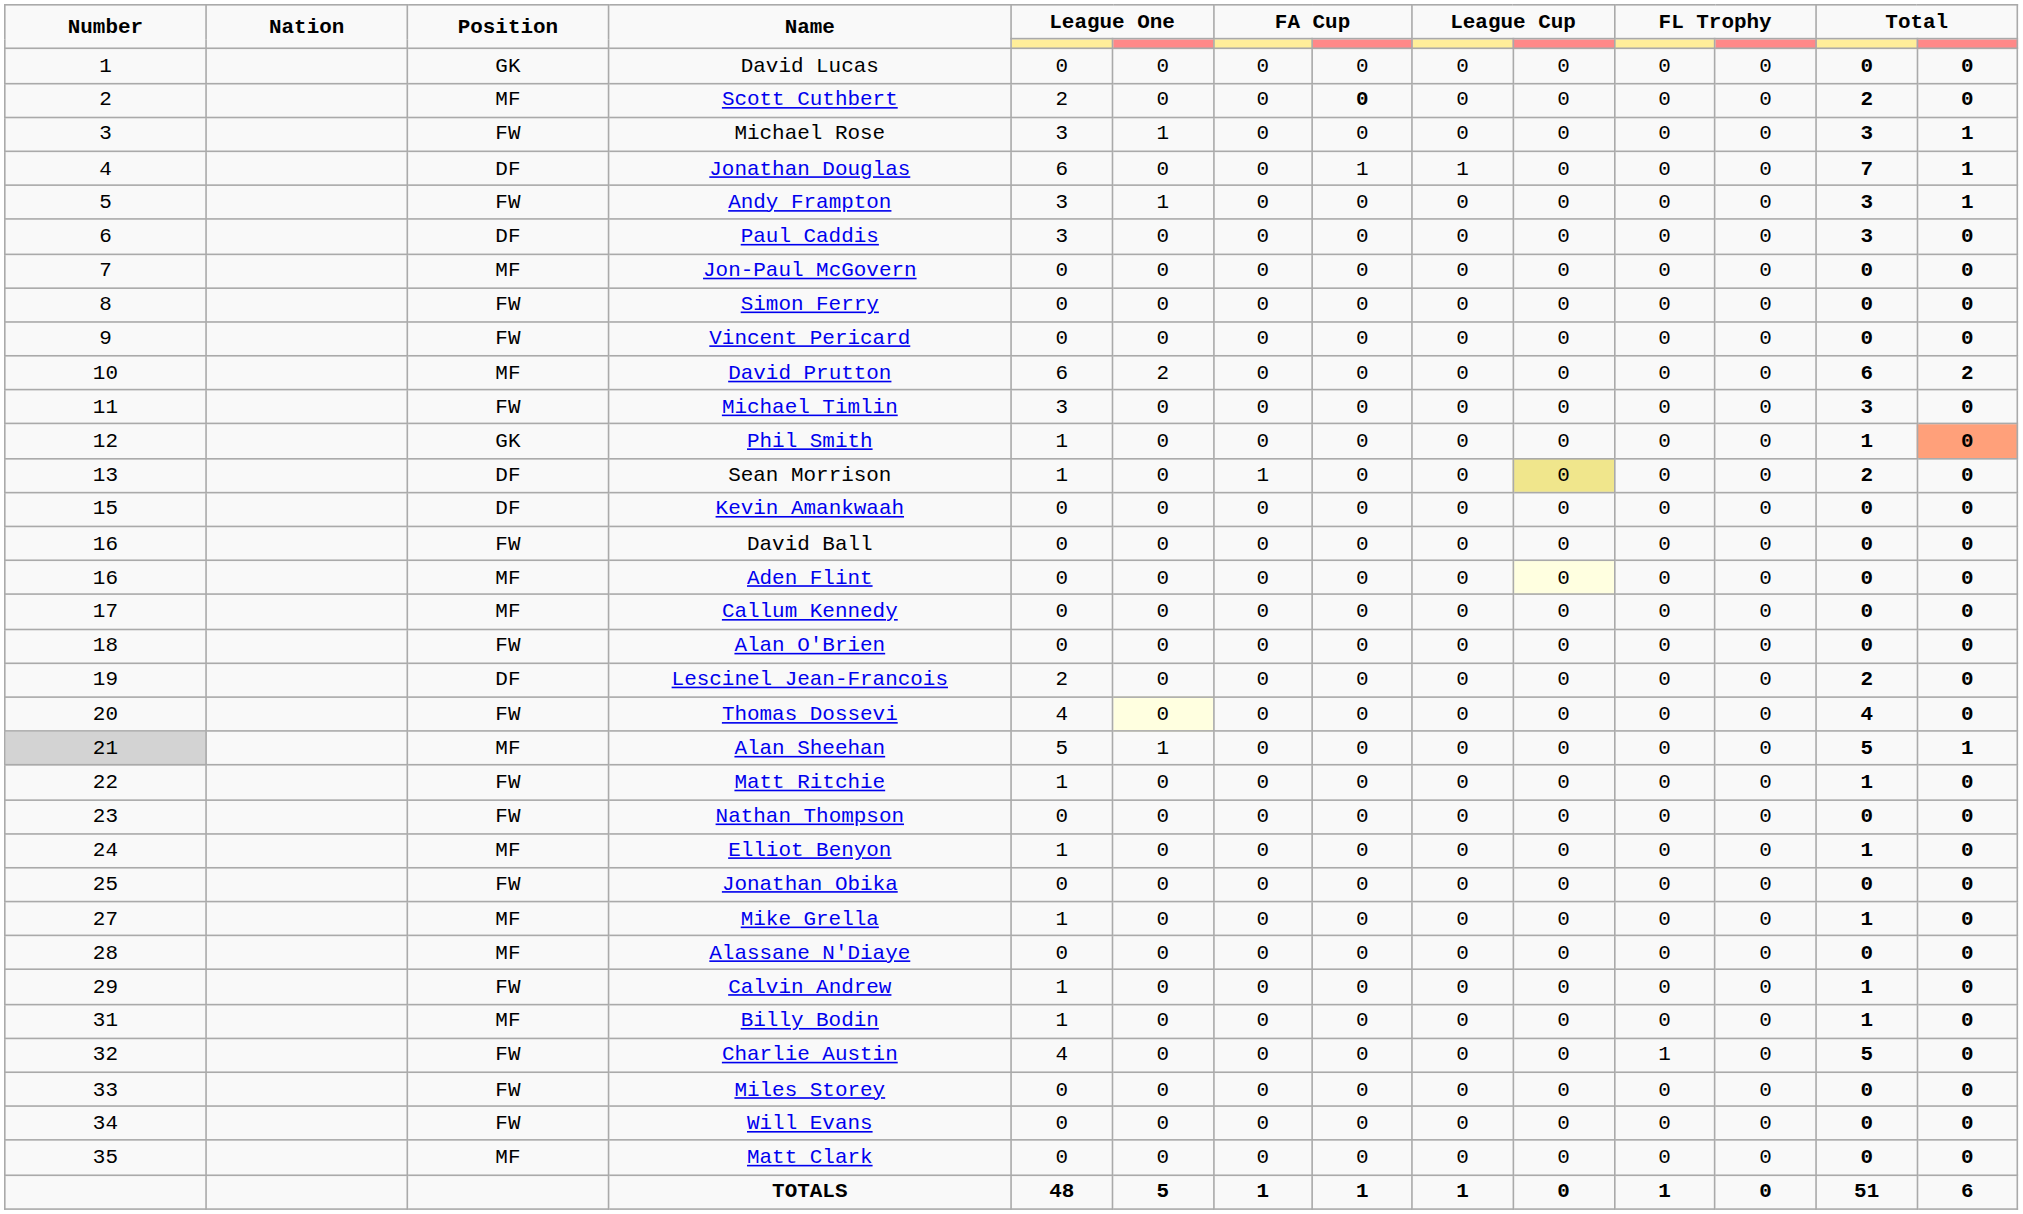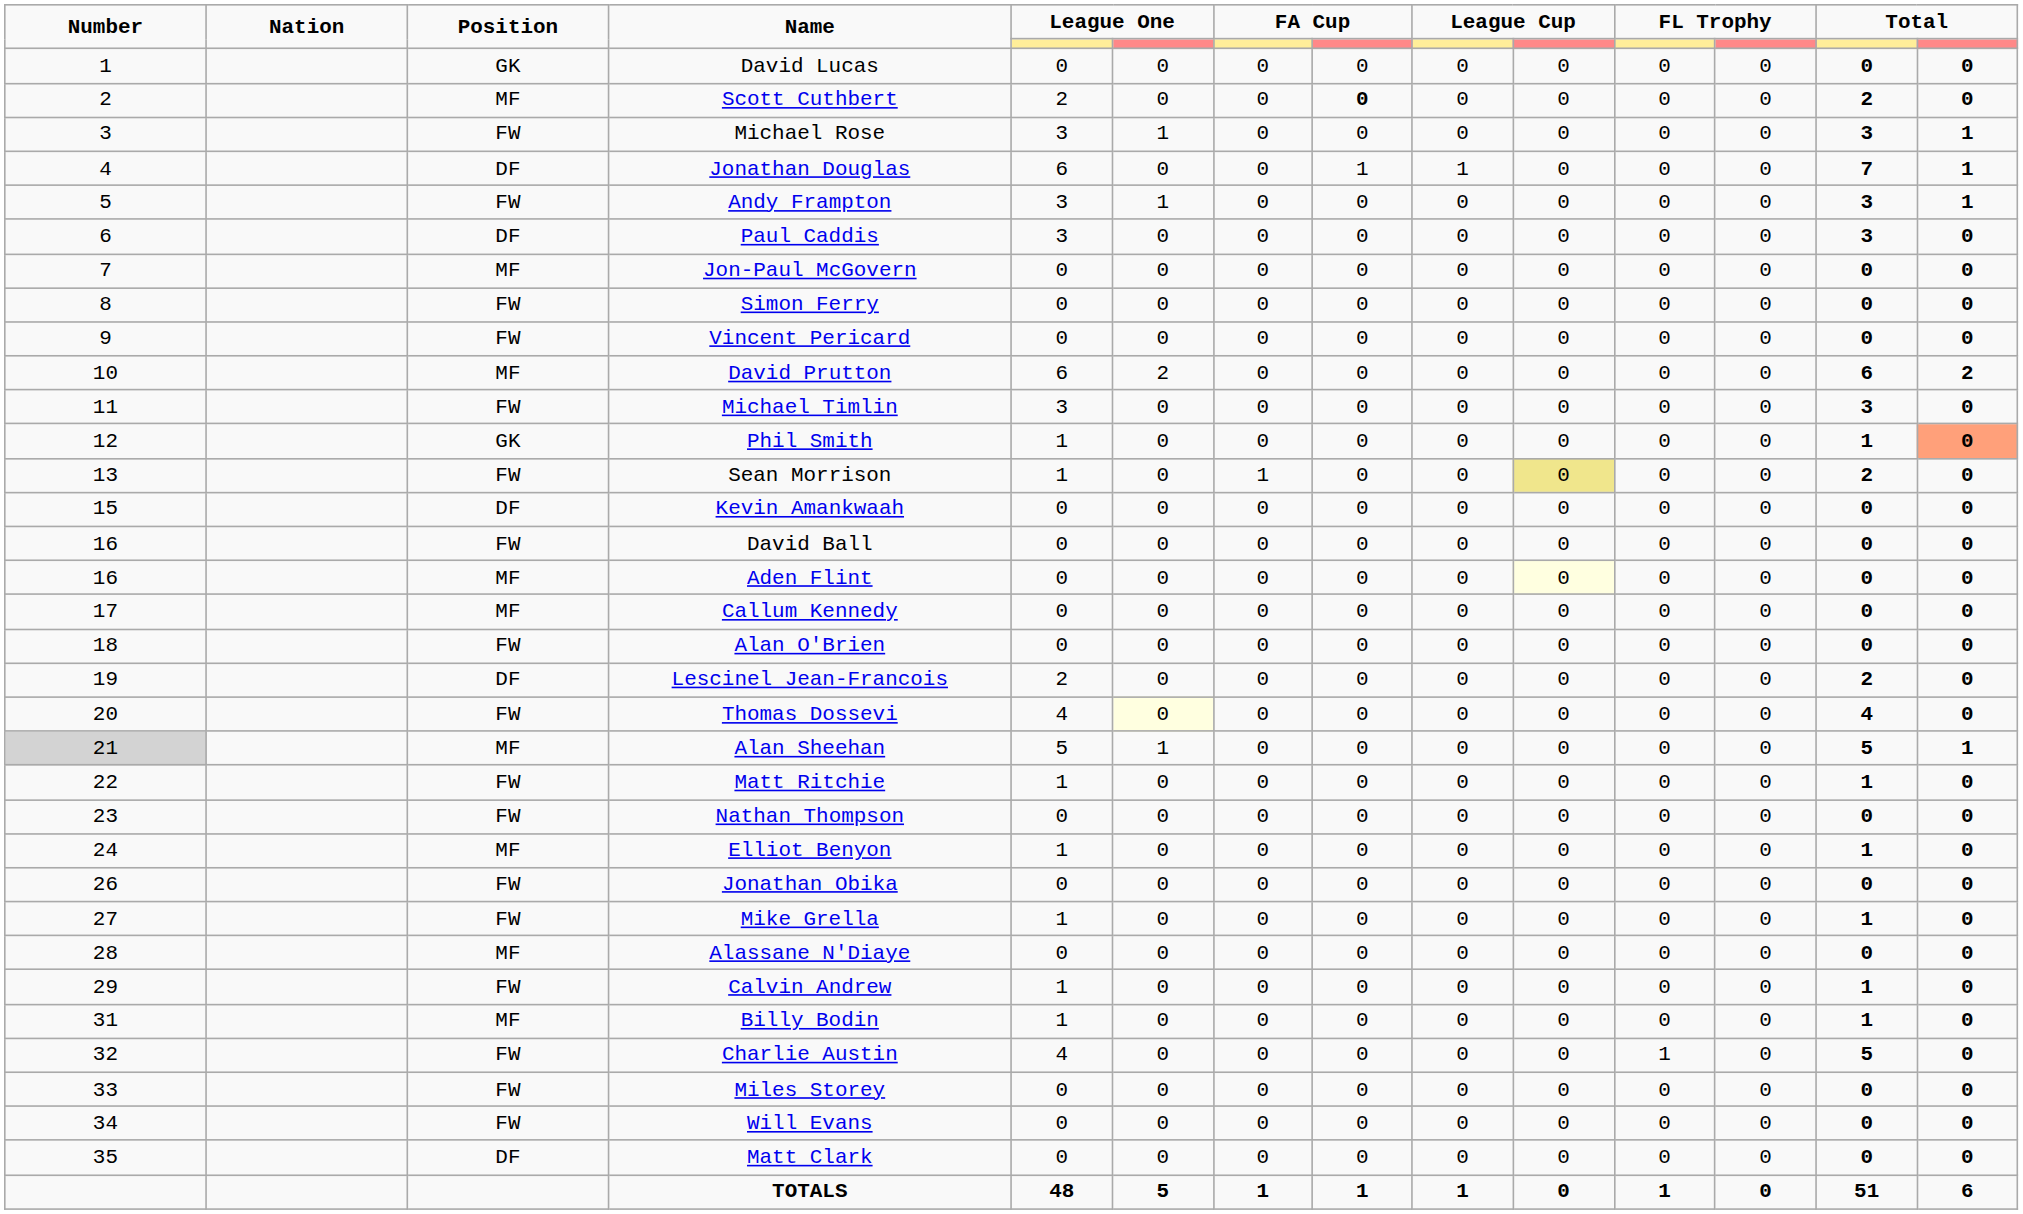(508, 475) DF -> (508, 475) FW
(105, 885) 25 -> (105, 885) 26
(508, 919) MF -> (508, 919) FW
(508, 1158) MF -> (508, 1158) DF
